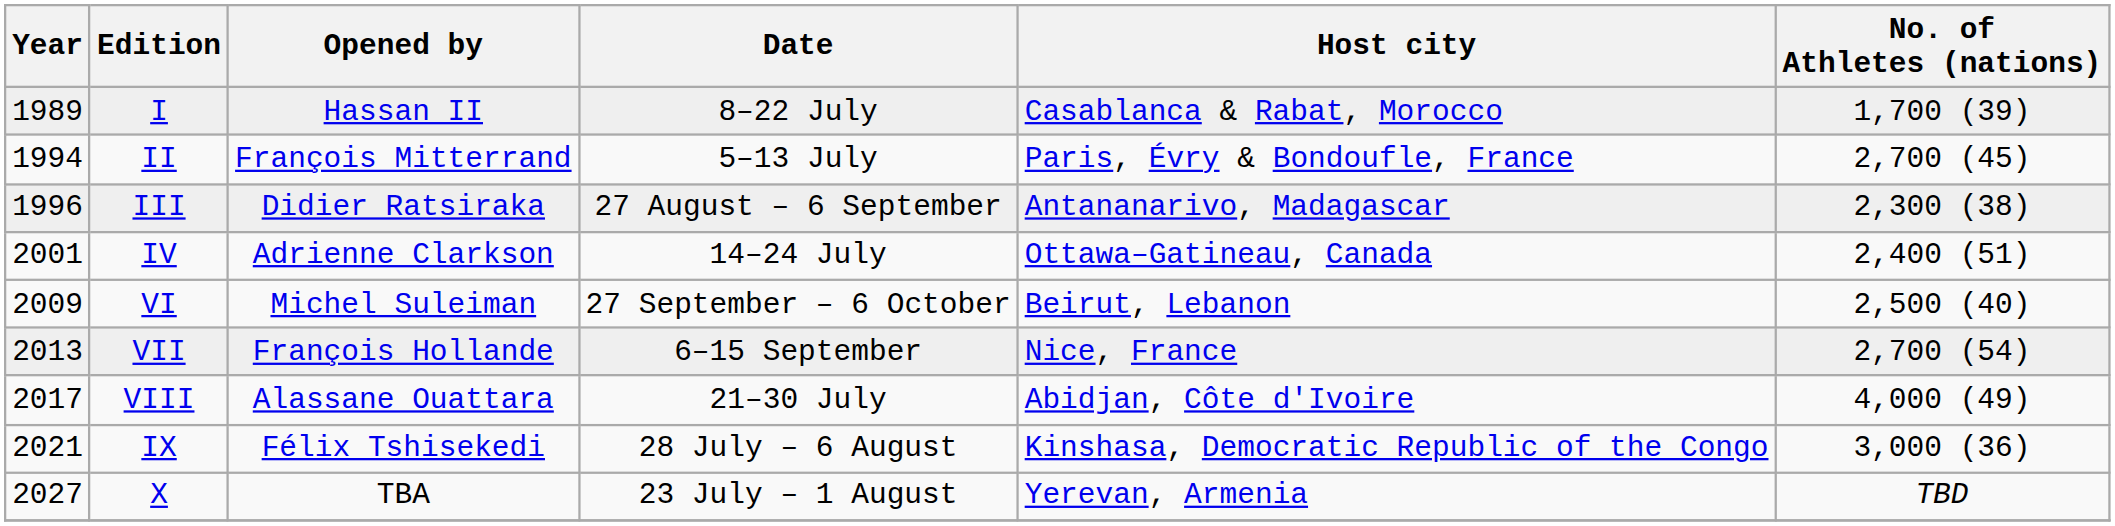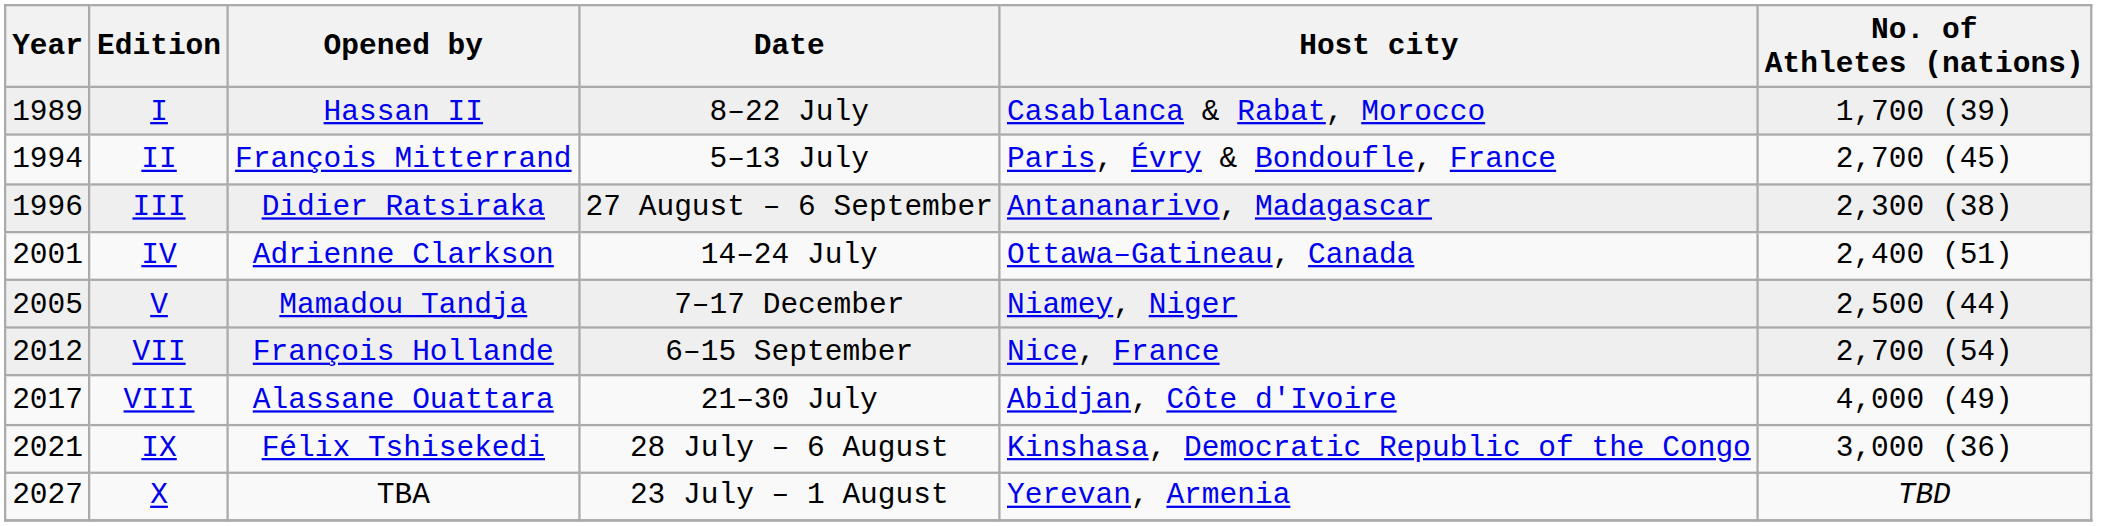+ row: (159, 304)
- row: (159, 304)
(48, 352) 2013 -> (48, 352) 2012
